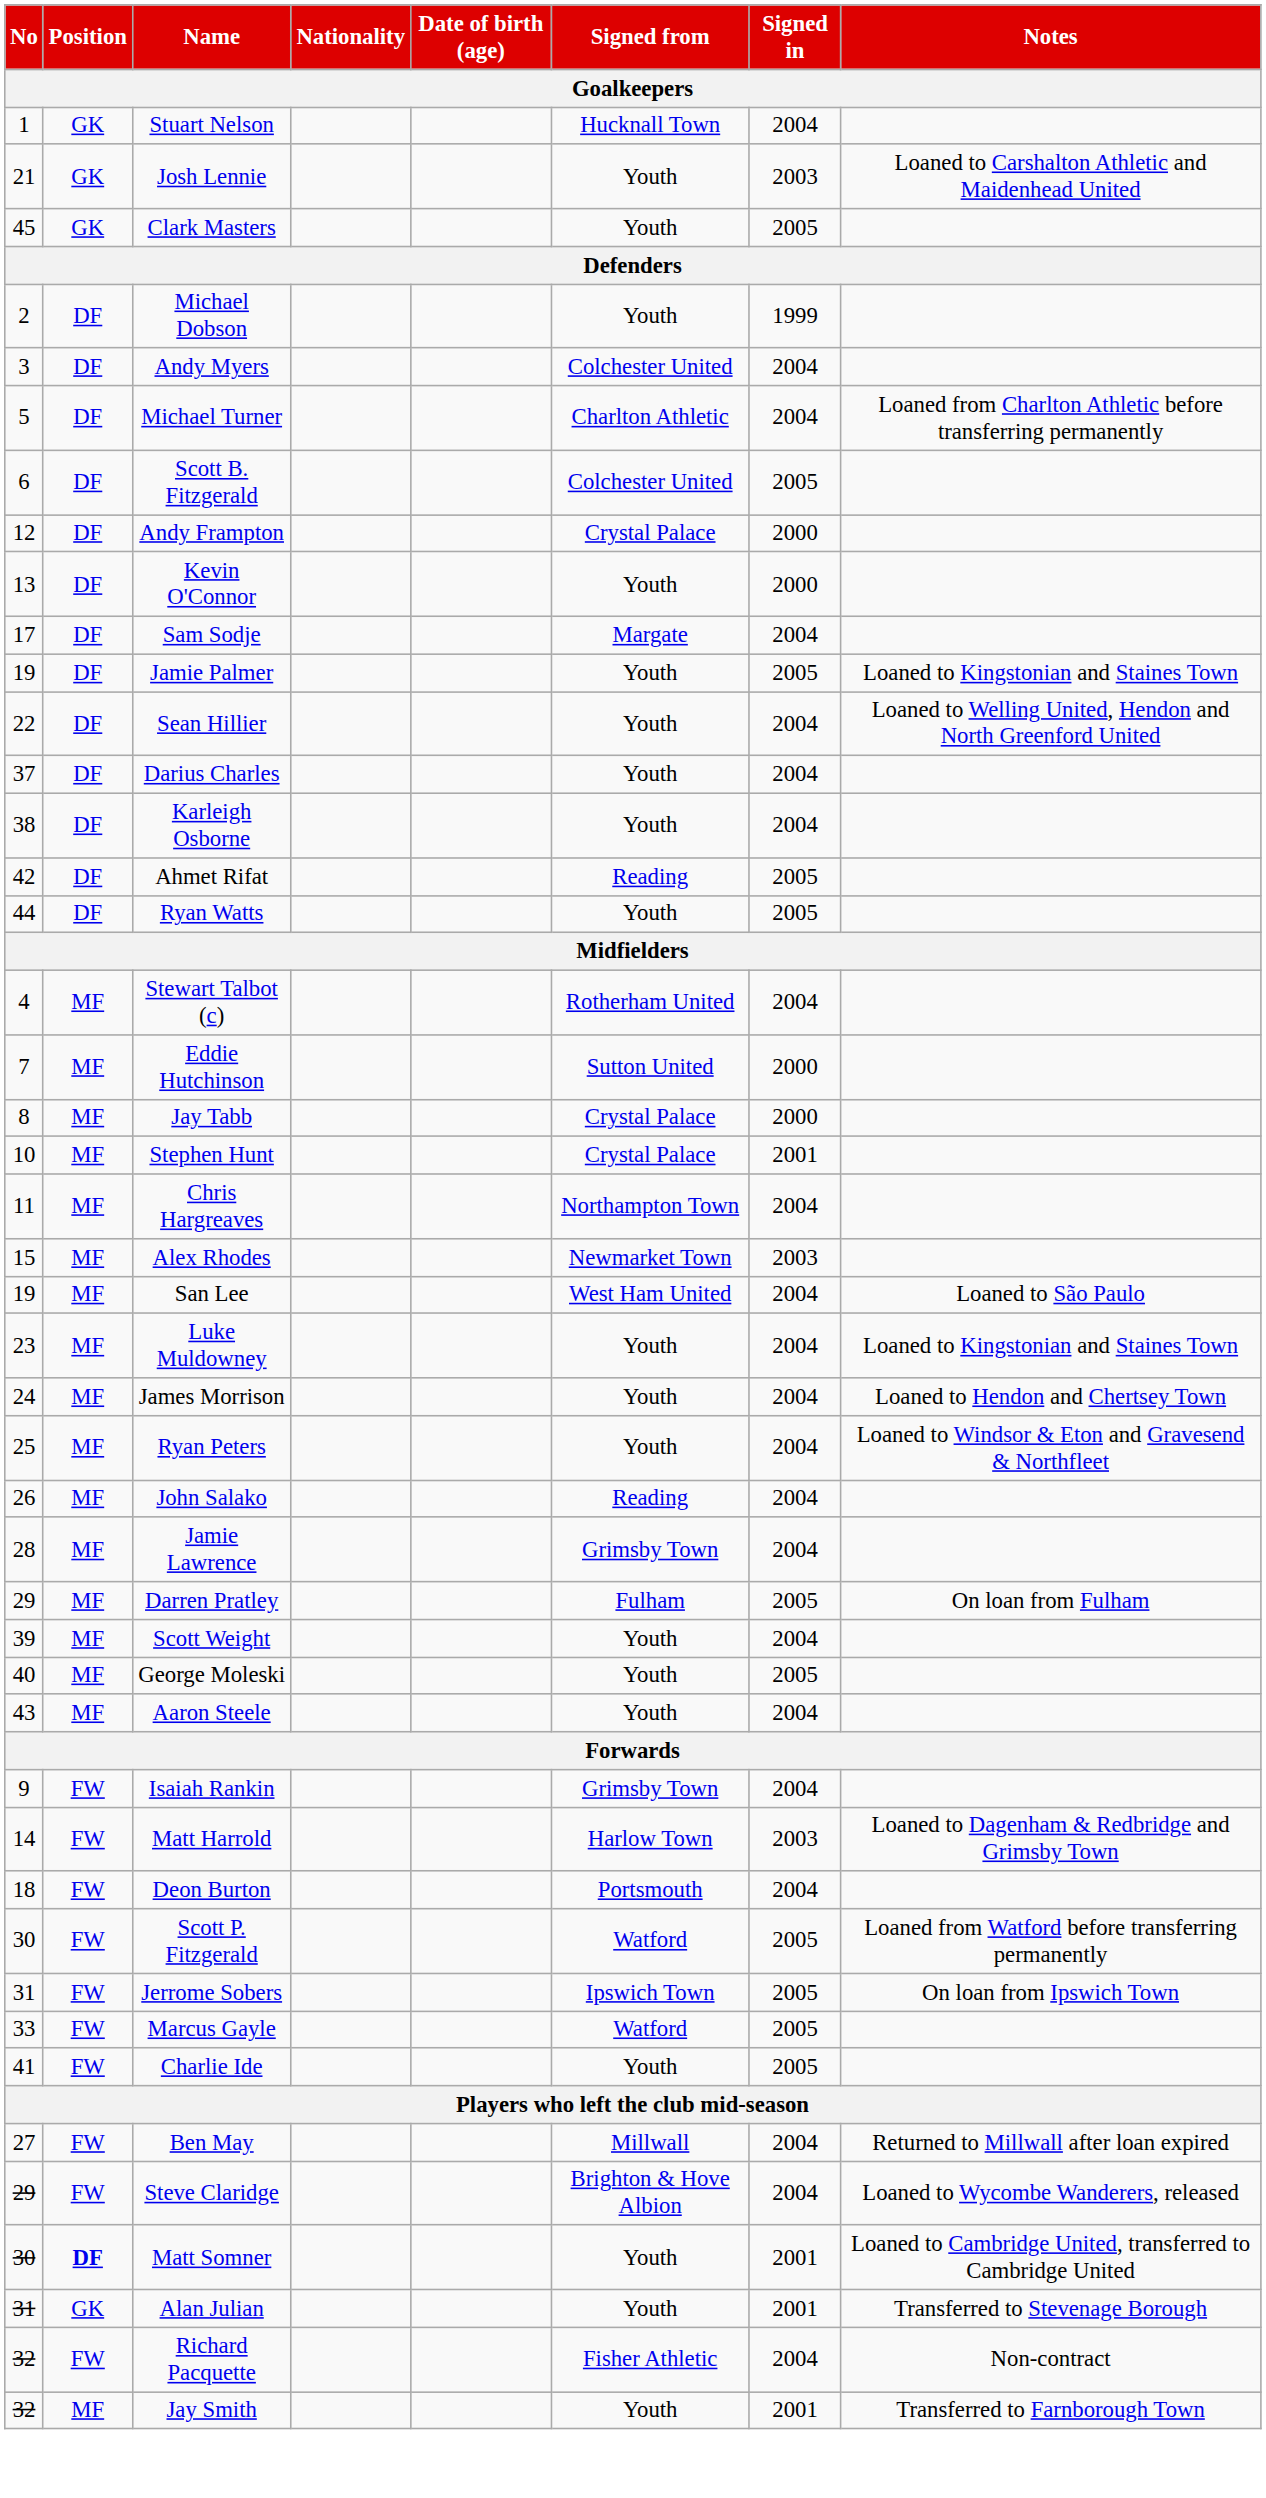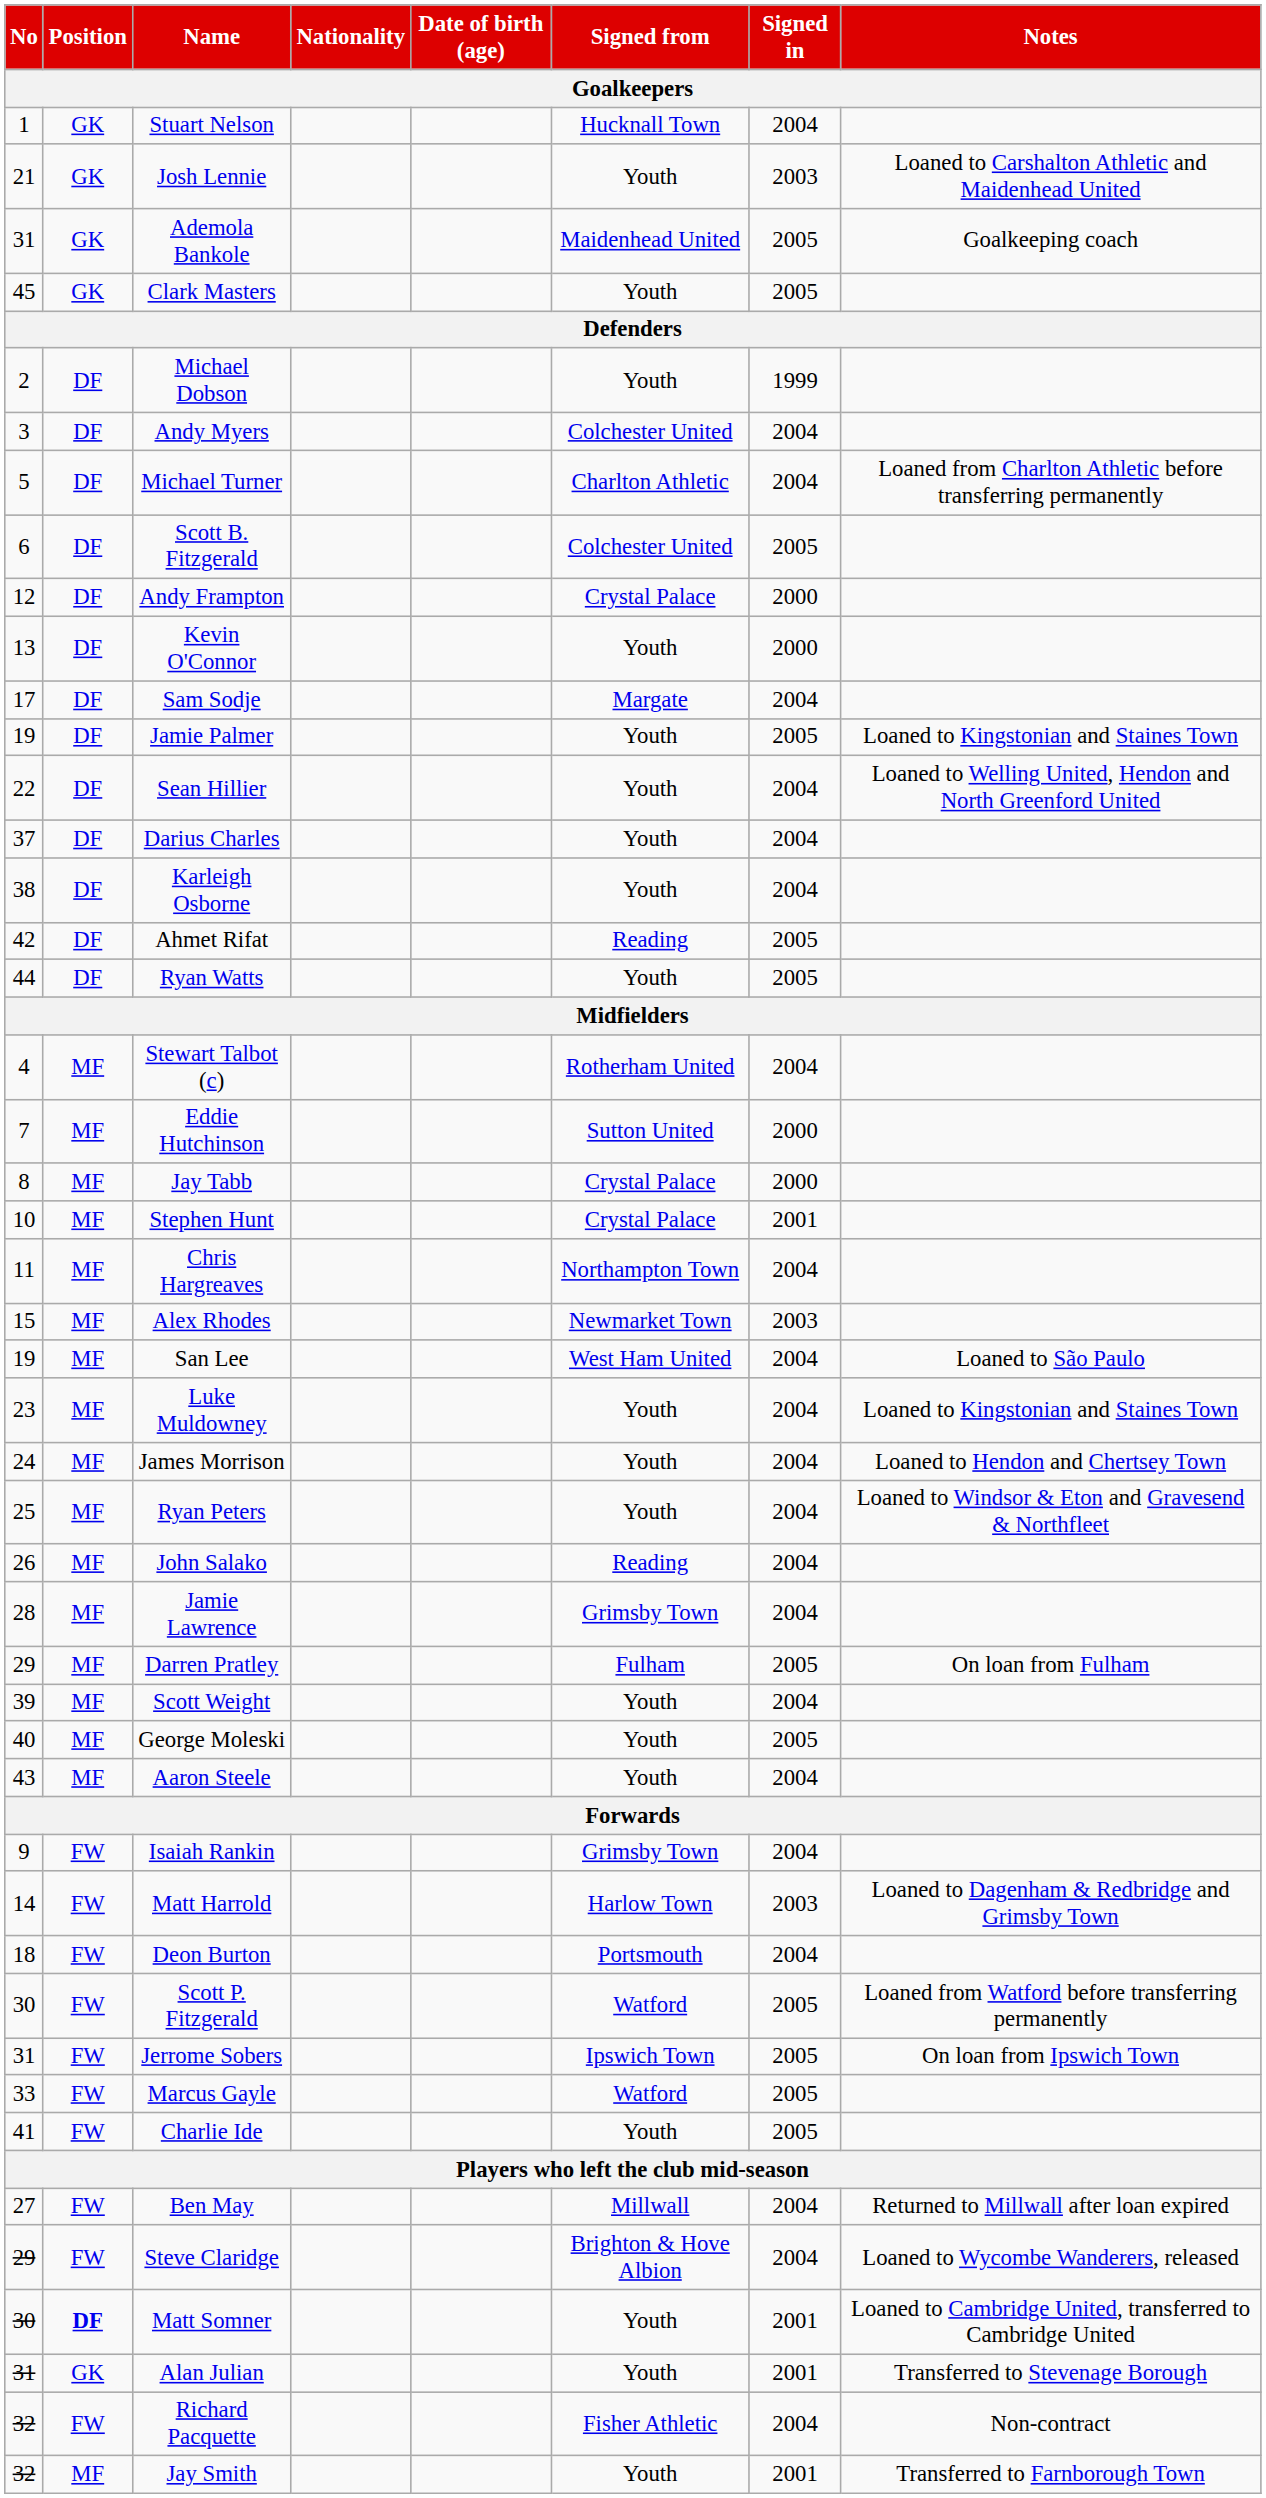+ row: (212, 240)
